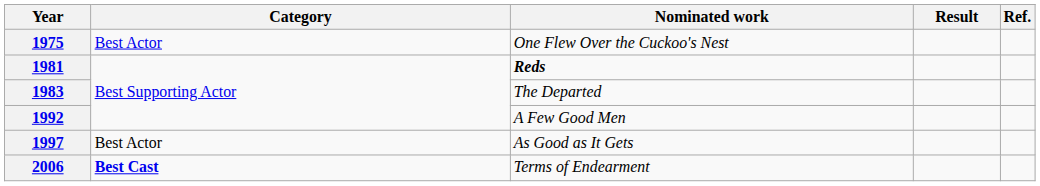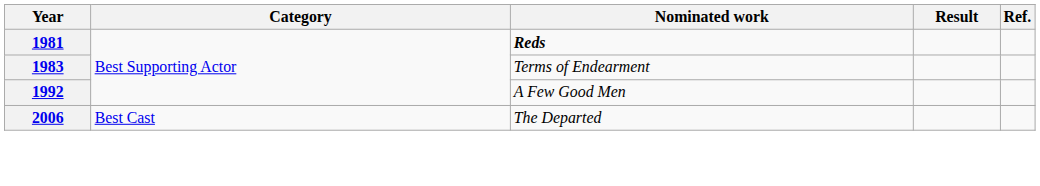- row: (48, 42)
(558, 92) The Departed -> (582, 67) Terms of Endearment
- row: (48, 142)
(127, 167) bold -> (125, 117) normal
(582, 167) Terms of Endearment -> (558, 117) The Departed
